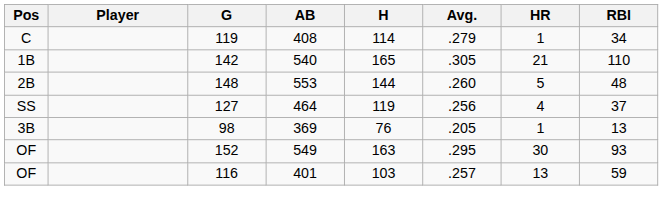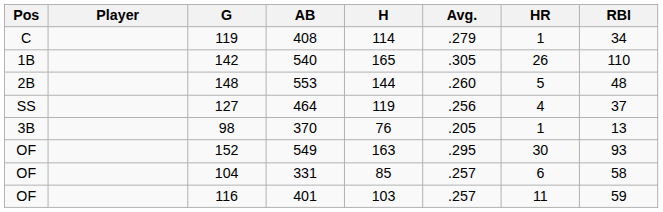(540, 60) 21 -> (540, 60) 26
(305, 128) 369 -> (305, 128) 370
+ row: (227, 173)
(540, 173) 13 -> (540, 196) 11
